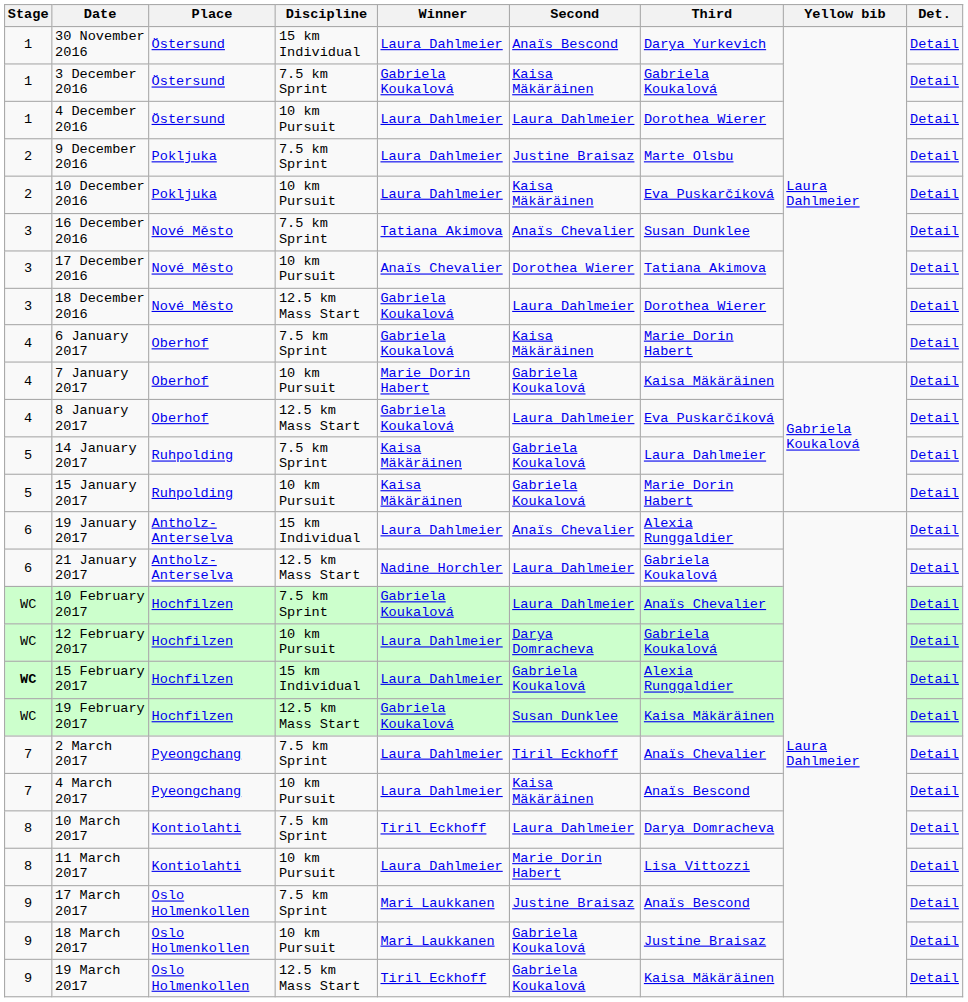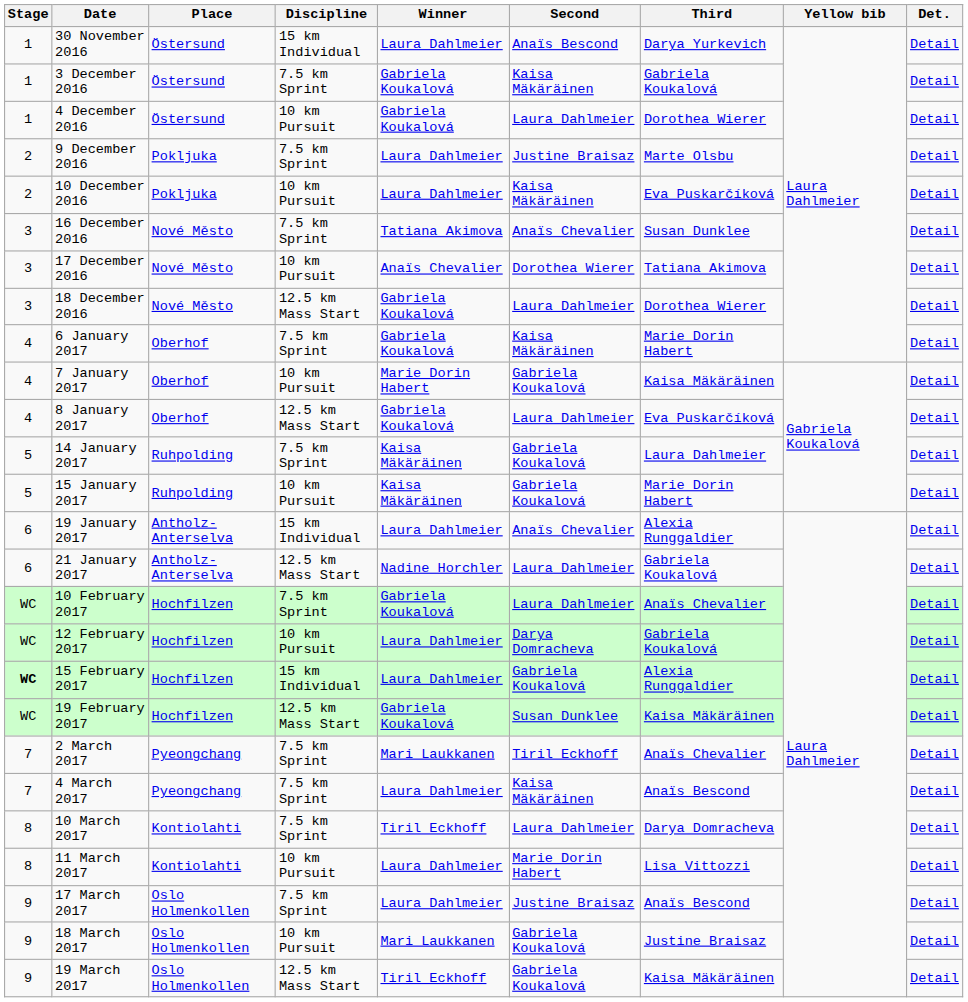(442, 120) Laura Dahlmeier -> (417, 120) Gabriela Koukalová
(442, 755) Laura Dahlmeier -> (438, 755) Mari Laukkanen
(307, 792) 10 km Pursuit -> (303, 792) 7.5 km Sprint
(438, 904) Mari Laukkanen -> (442, 904) Laura Dahlmeier
